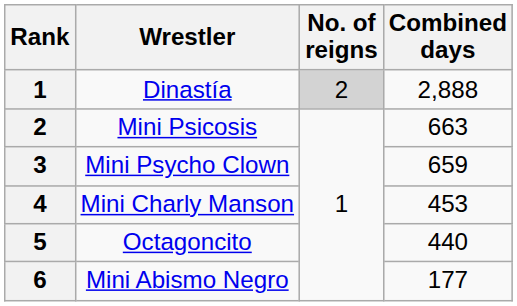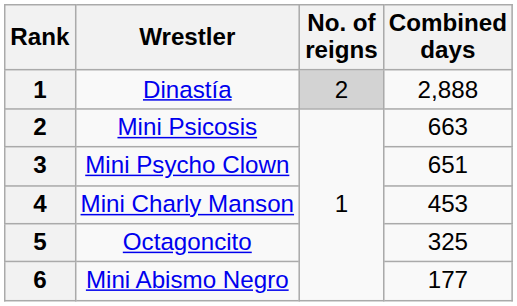(448, 165) 659 -> (448, 165) 651
(448, 242) 440 -> (448, 242) 325
